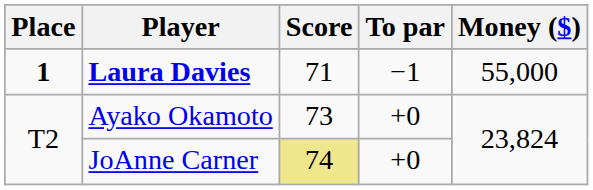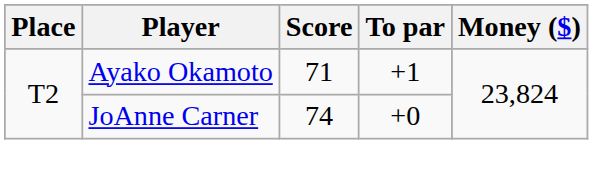- row: (169, 71)
(319, 116) 73 -> (319, 71) 71
(405, 116) +0 -> (405, 71) +1
(319, 160) khaki background -> (319, 116) no background
